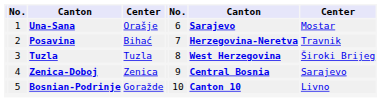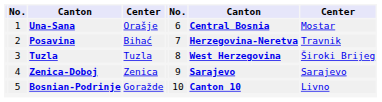(212, 26) Sarajevo -> (229, 26) Central Bosnia
(229, 72) Central Bosnia -> (212, 72) Sarajevo
